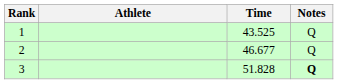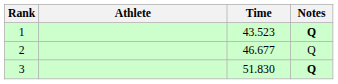(259, 32) 43.525 -> (259, 32) 43.523
(312, 32) normal -> (312, 32) bold
(259, 69) 51.828 -> (259, 69) 51.830
